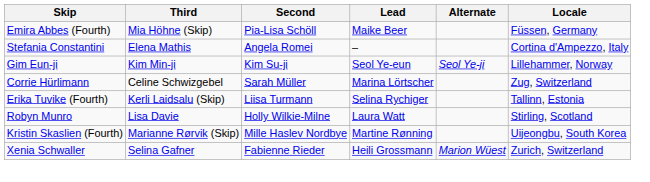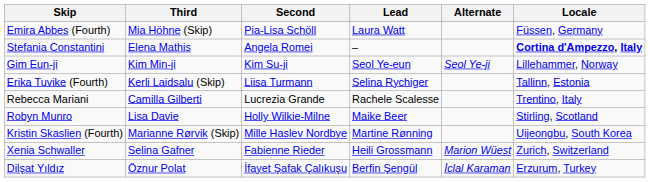(380, 30) Maike Beer -> (378, 30) Laura Watt
(570, 47) normal -> (579, 47) bold
- row: (48, 82)
+ row: (48, 99)
(378, 116) Laura Watt -> (380, 116) Maike Beer
+ row: (35, 168)
